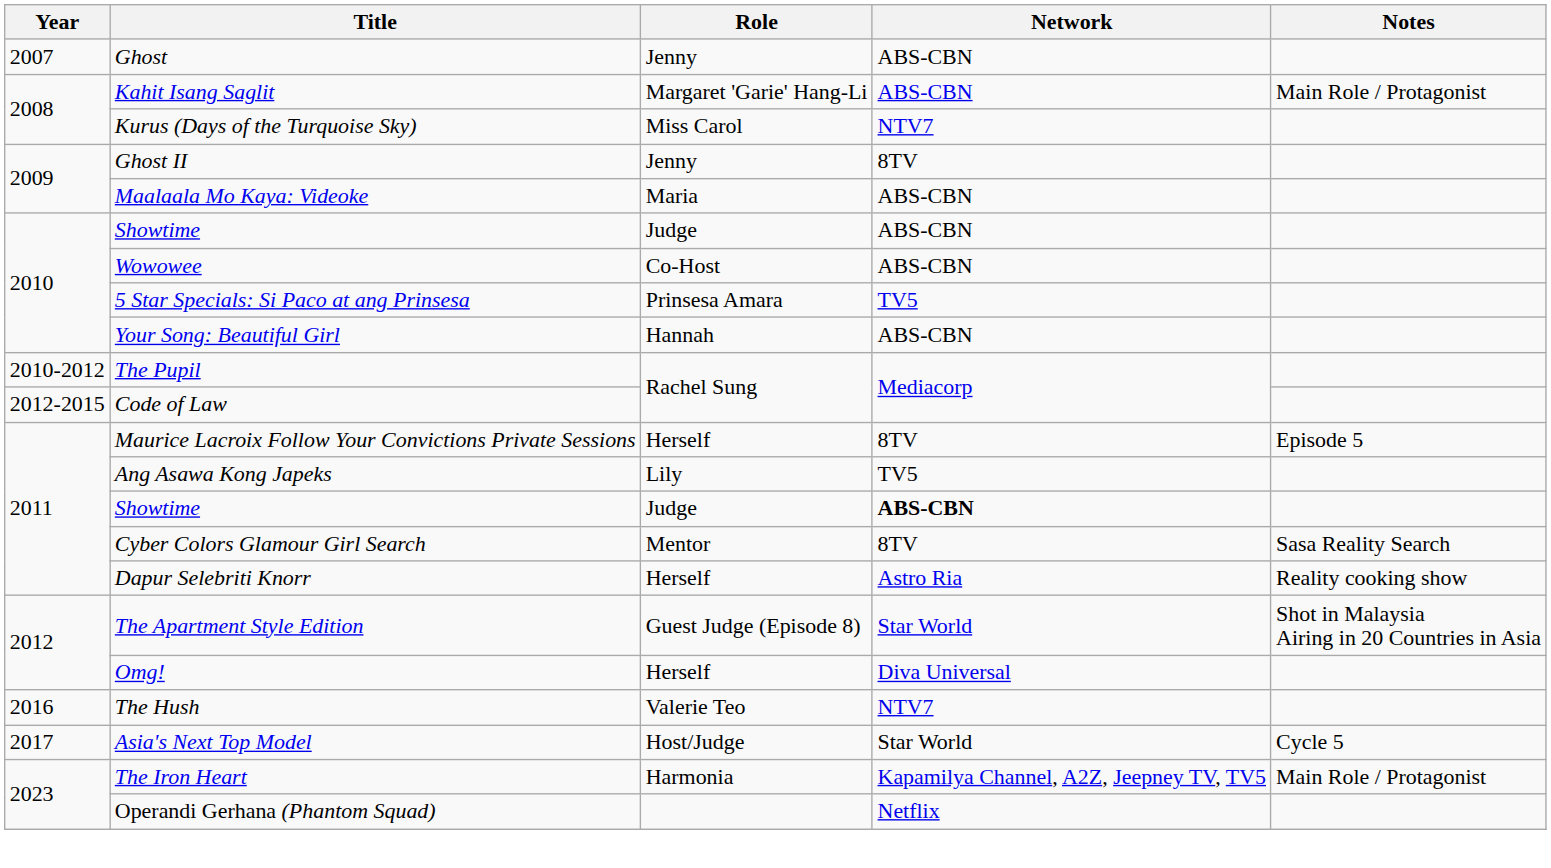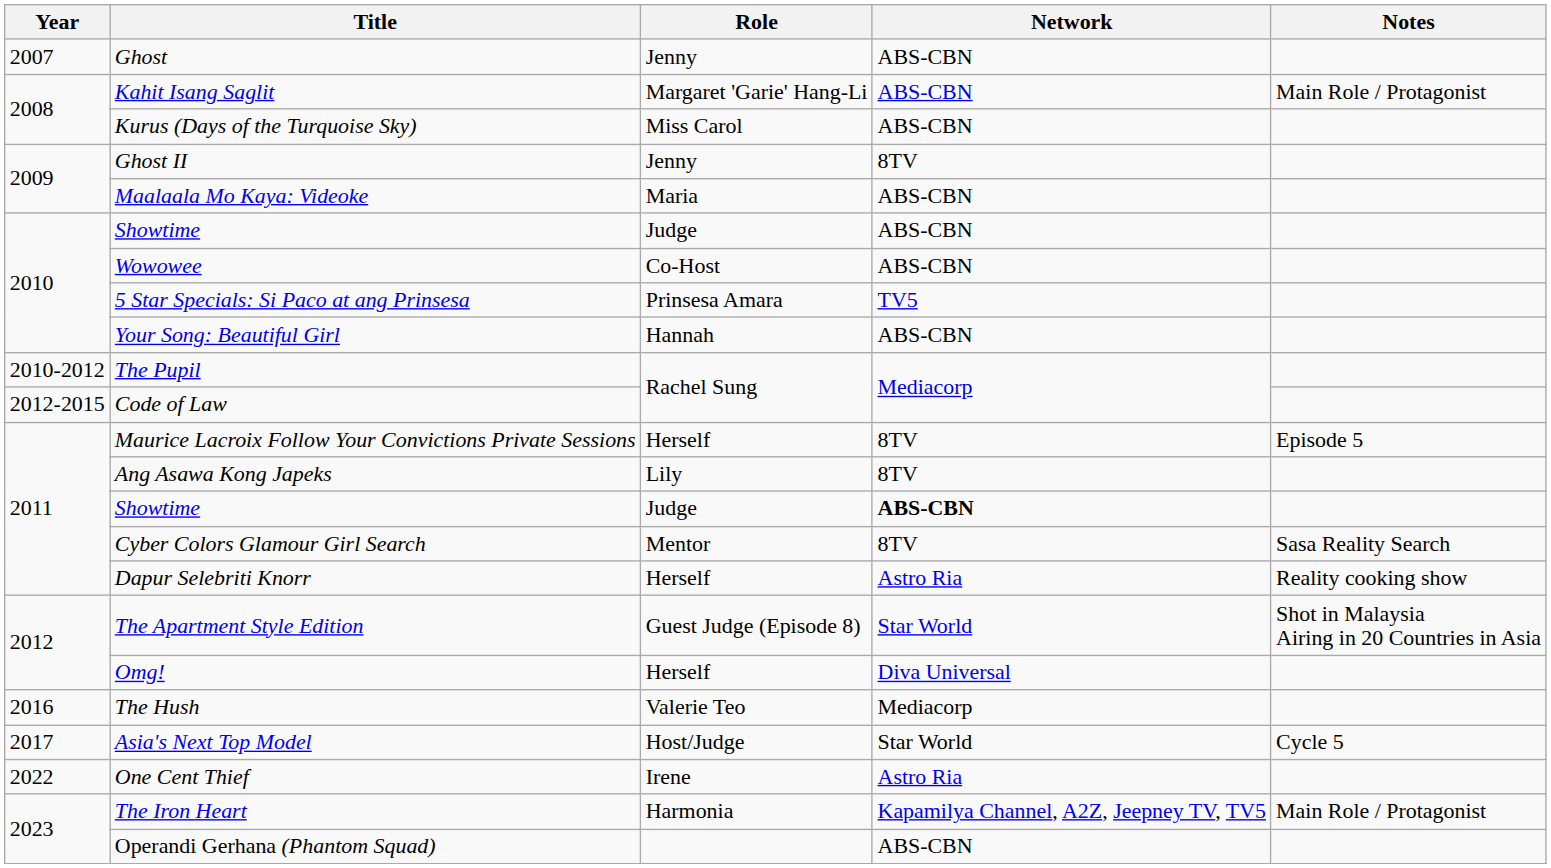(906, 126) NTV7 -> (925, 126) ABS-CBN
(898, 473) TV5 -> (898, 473) 8TV
(906, 707) NTV7 -> (925, 707) Mediacorp
+ row: (32, 776)
(909, 811) Netflix -> (925, 846) ABS-CBN
